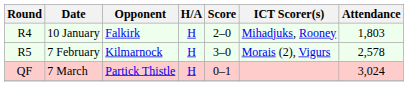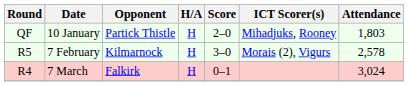(24, 33) R4 -> (24, 33) QF
(123, 33) Falkirk -> (140, 33) Partick Thistle
(24, 71) QF -> (24, 71) R4
(140, 71) Partick Thistle -> (123, 71) Falkirk
